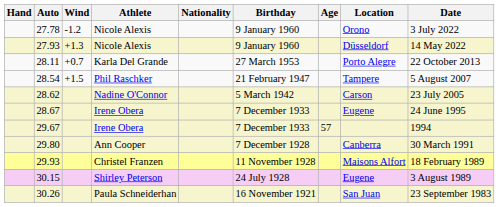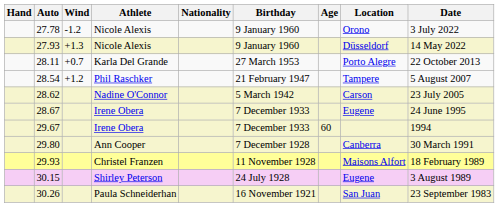(74, 78) +1.5 -> (74, 78) +1.2
(326, 128) 57 -> (326, 128) 60
